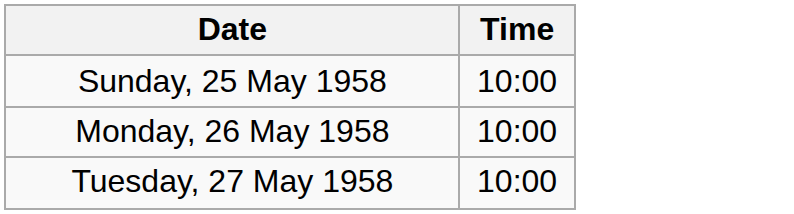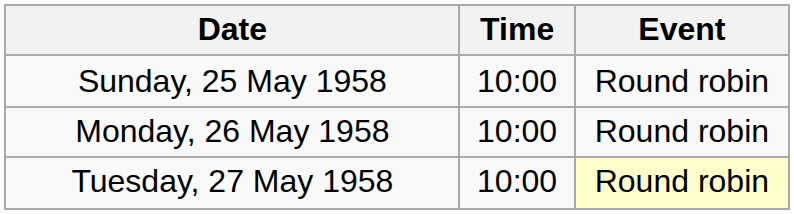+ column: (682, 29)
